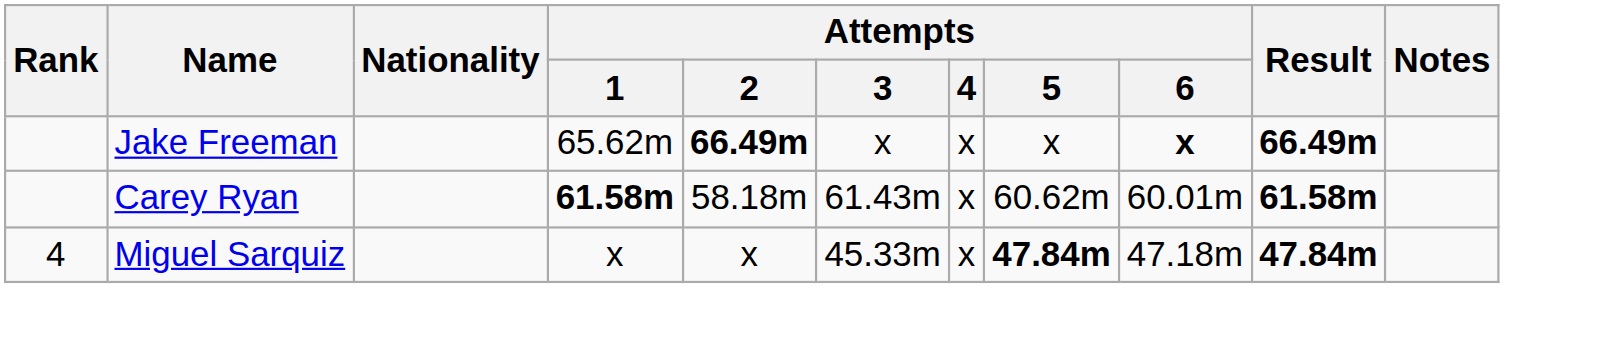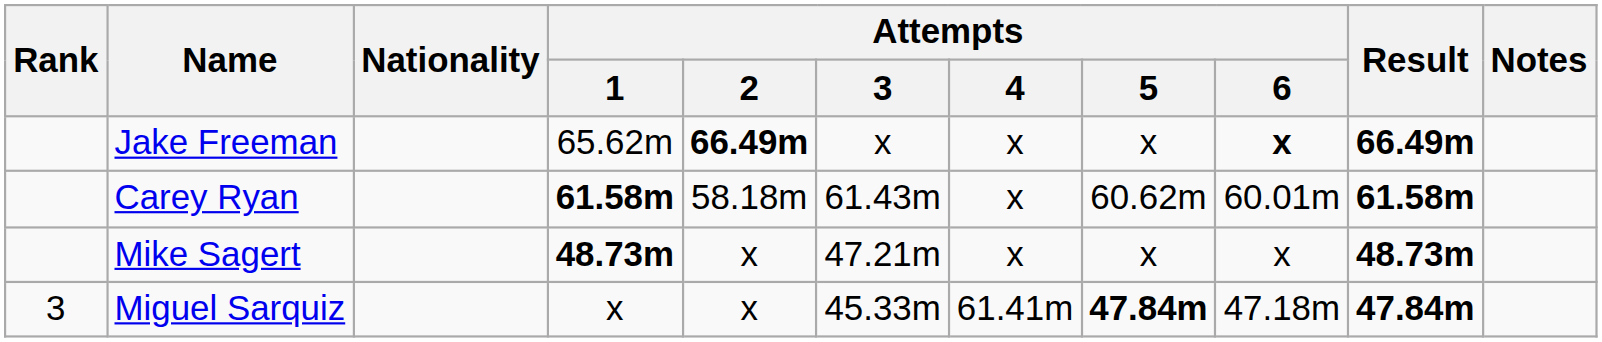+ row: (208, 253)
(56, 253) 4 -> (56, 308) 3
(967, 253) x -> (1015, 308) 61.41m
